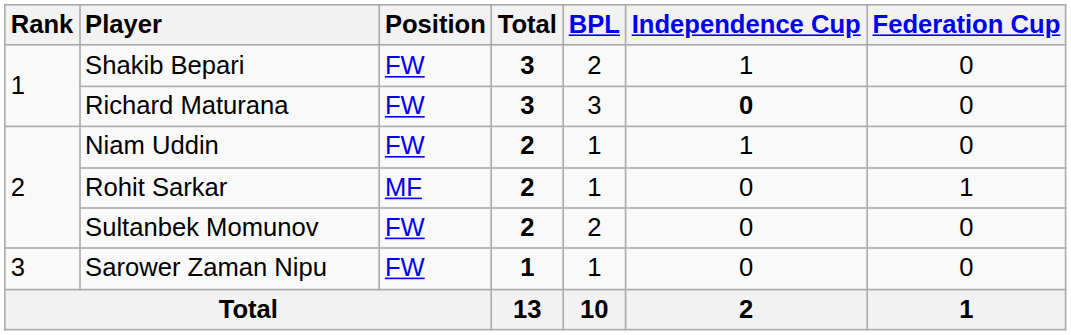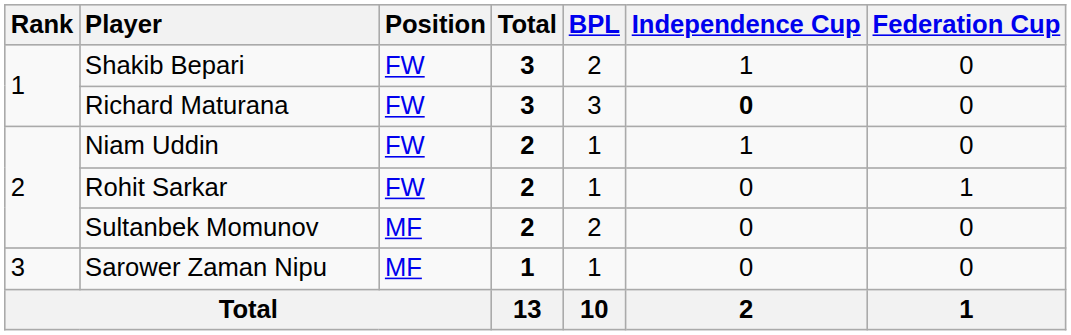(403, 187) MF -> (405, 187) FW
(405, 227) FW -> (403, 227) MF
(405, 268) FW -> (403, 268) MF
